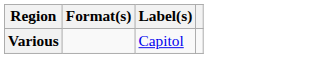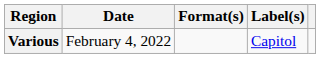+ column: (118, 16)
